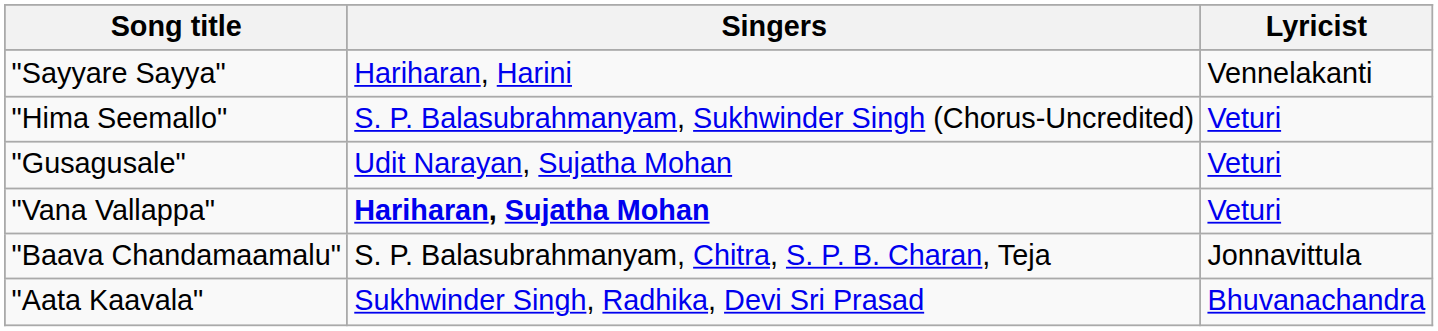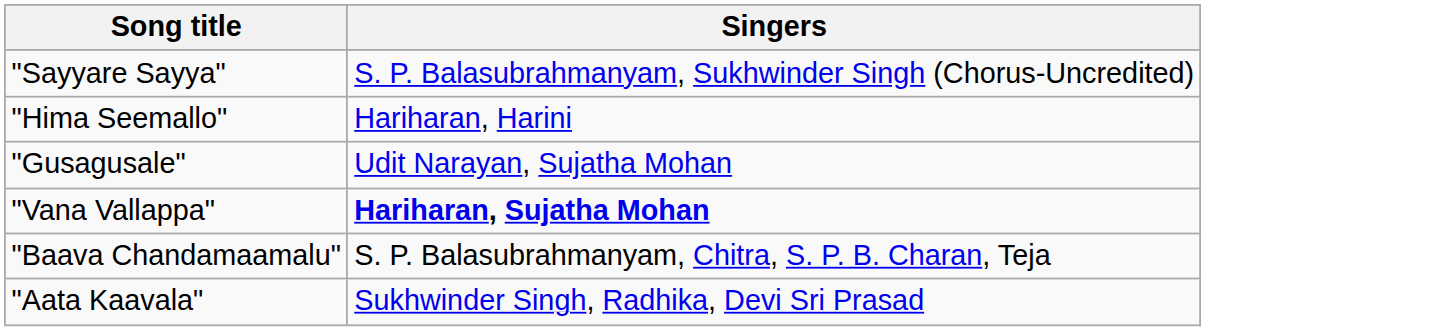- column: (1316, 27)
(463, 73) Hariharan, Harini -> (774, 73) S. P. Balasubrahmanyam, Sukhwinder Singh (Chorus-Uncredited)
(774, 118) S. P. Balasubrahmanyam, Sukhwinder Singh (Chorus-Uncredited) -> (463, 118) Hariharan, Harini
